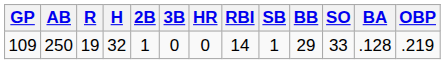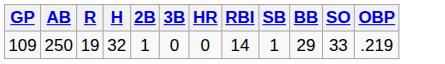- column: (375, 17)
